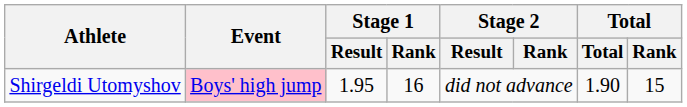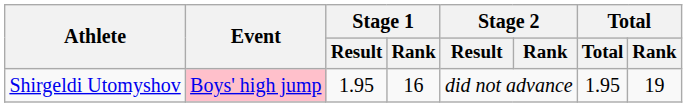(603, 85) 1.90 -> (603, 85) 1.95
(655, 85) 15 -> (655, 85) 19
